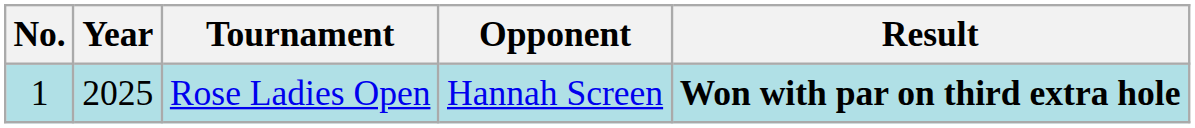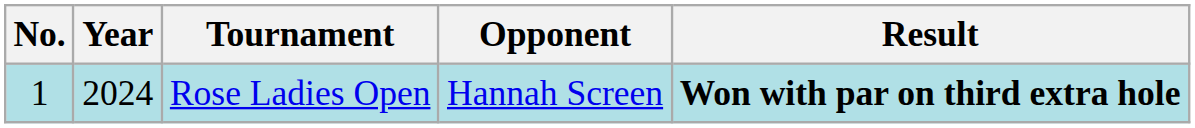(118, 92) 2025 -> (118, 92) 2024
